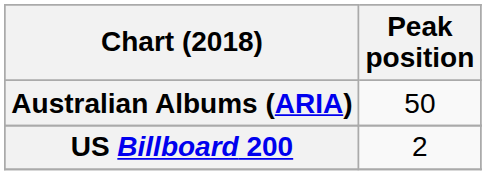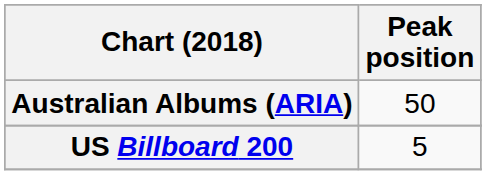(420, 147) 2 -> (420, 147) 5
